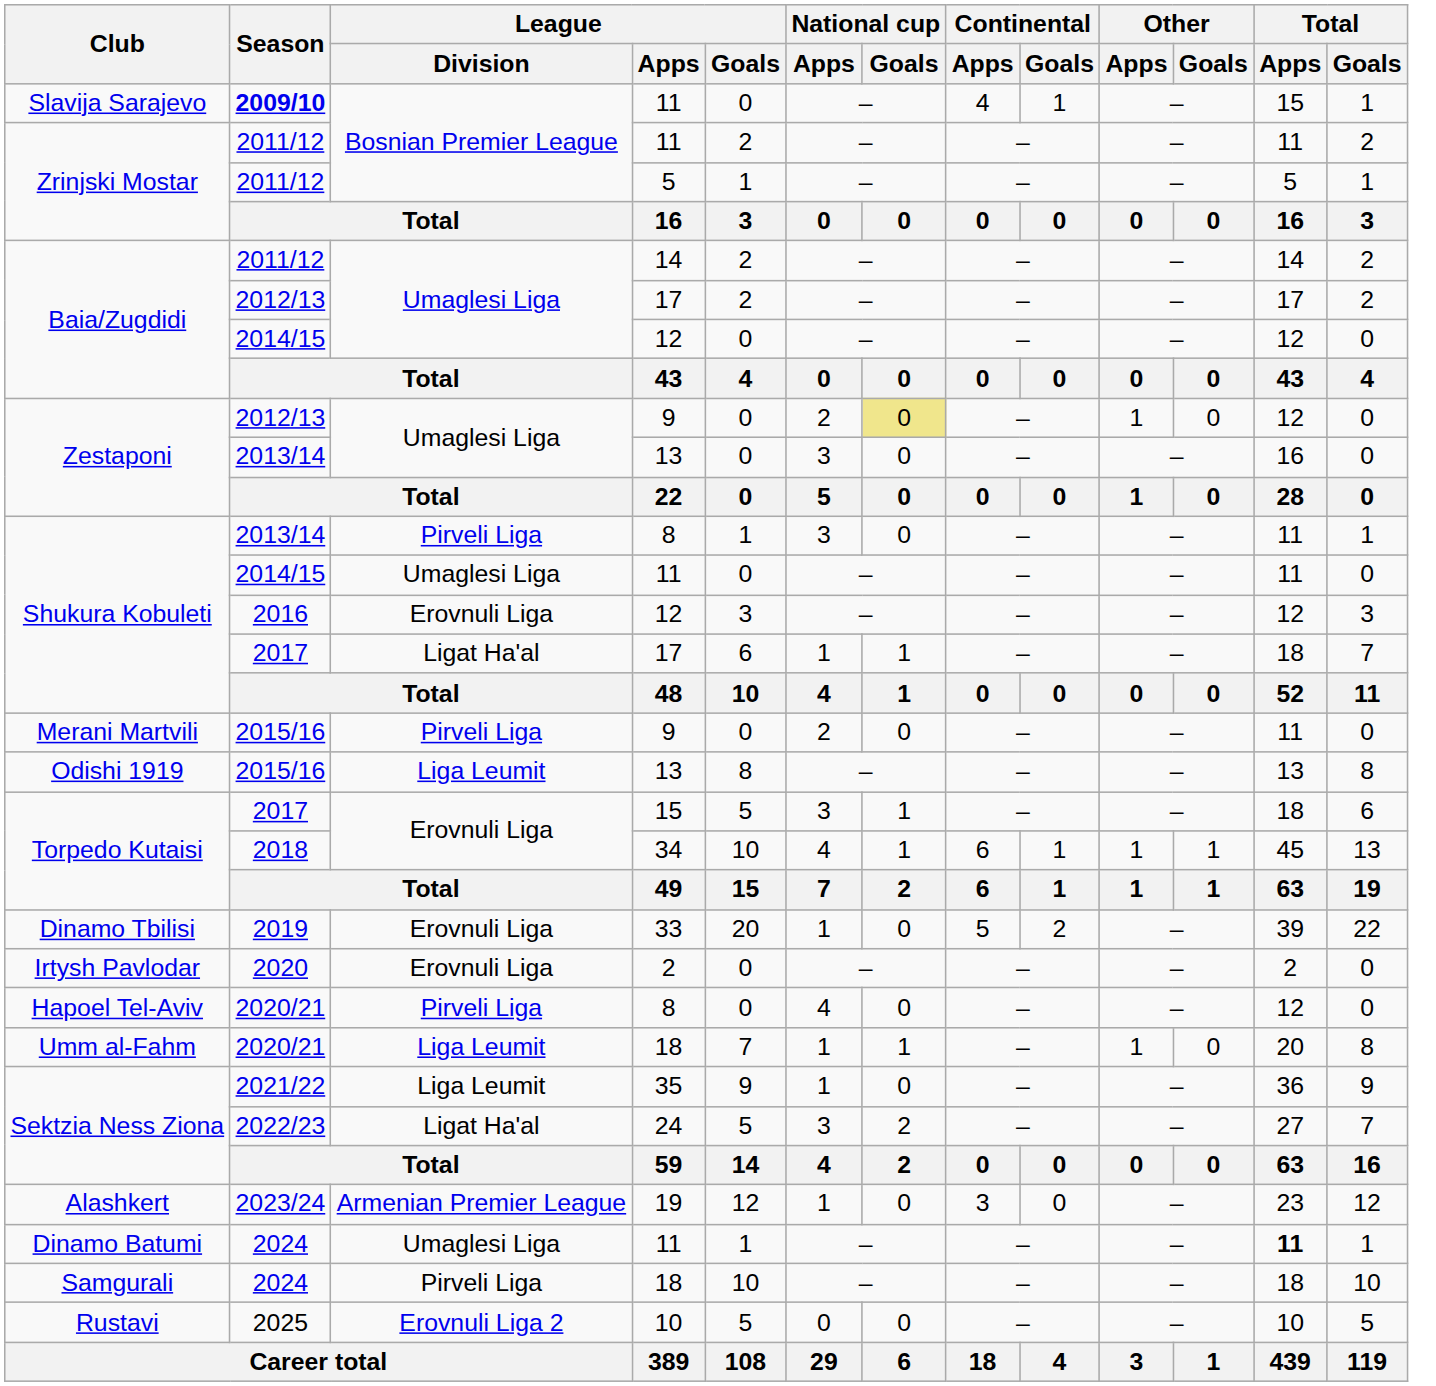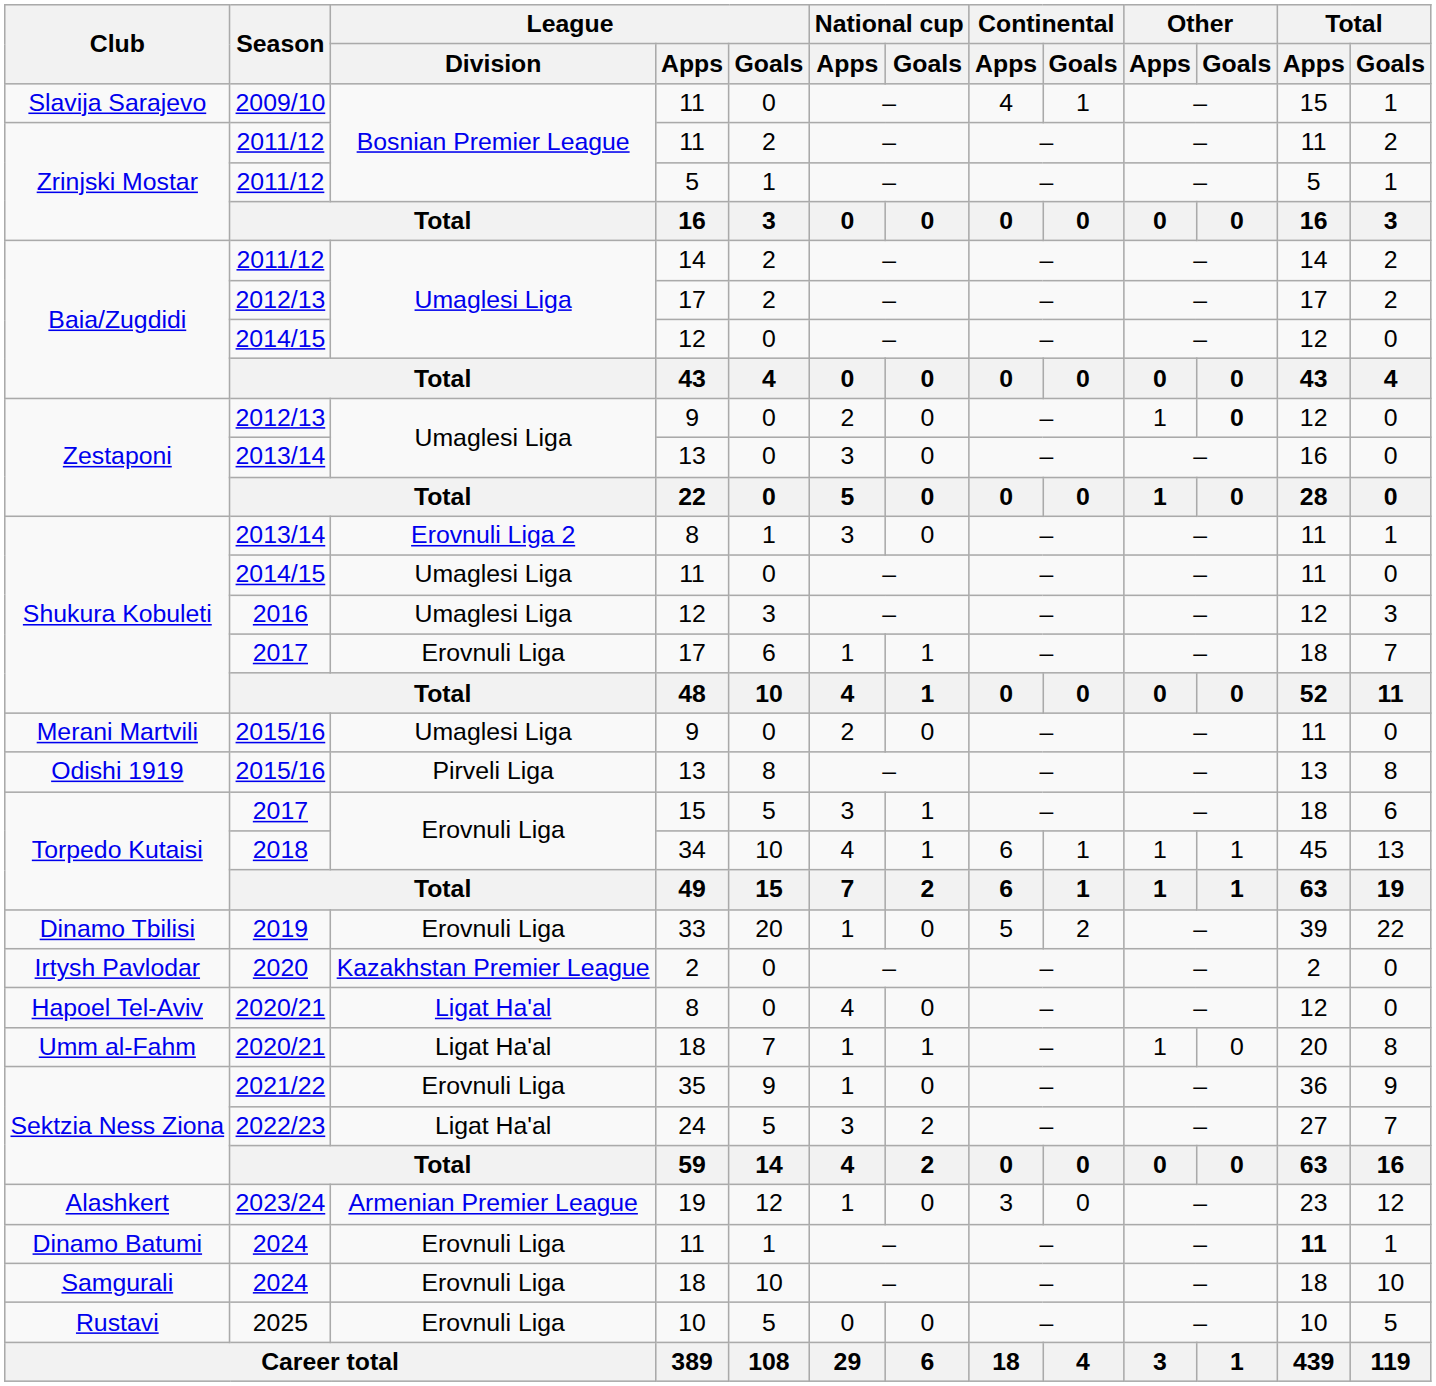(280, 102) bold -> (280, 102) normal
(904, 417) khaki background -> (928, 417) no background
(1213, 417) normal -> (1237, 417) bold
(481, 535) Pirveli Liga -> (493, 535) Erovnuli Liga 2
(481, 614) Erovnuli Liga -> (493, 614) Umaglesi Liga
(481, 653) Ligat Ha'al -> (493, 653) Erovnuli Liga
(481, 732) Pirveli Liga -> (493, 732) Umaglesi Liga
(481, 771) Liga Leumit -> (493, 771) Pirveli Liga
(481, 968) Erovnuli Liga -> (493, 968) Kazakhstan Premier League
(481, 1007) Pirveli Liga -> (493, 1007) Ligat Ha'al
(481, 1046) Liga Leumit -> (493, 1046) Ligat Ha'al
(481, 1086) Liga Leumit -> (493, 1086) Erovnuli Liga
(481, 1243) Umaglesi Liga -> (493, 1243) Erovnuli Liga
(481, 1282) Pirveli Liga -> (493, 1282) Erovnuli Liga
(481, 1322) Erovnuli Liga 2 -> (493, 1322) Erovnuli Liga
